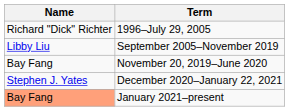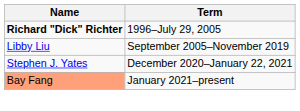(59, 30) normal -> (65, 30) bold
- row: (192, 64)
